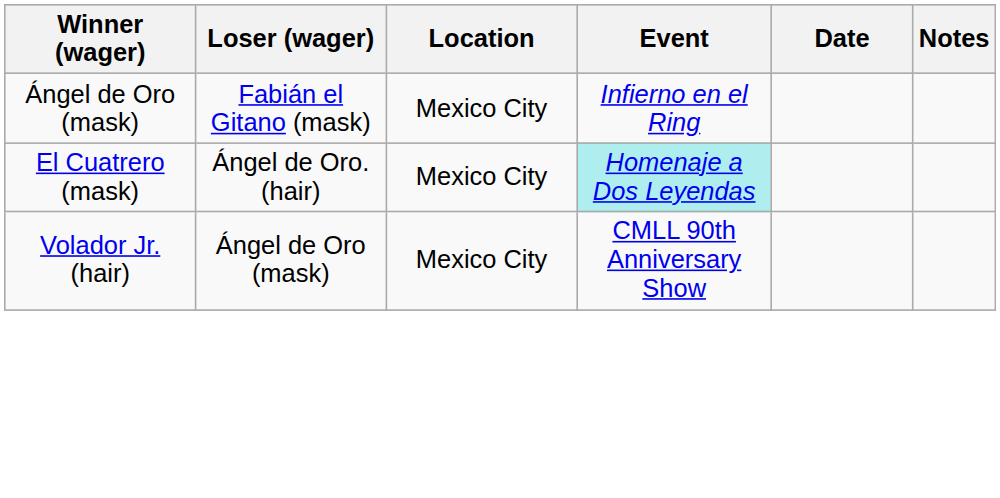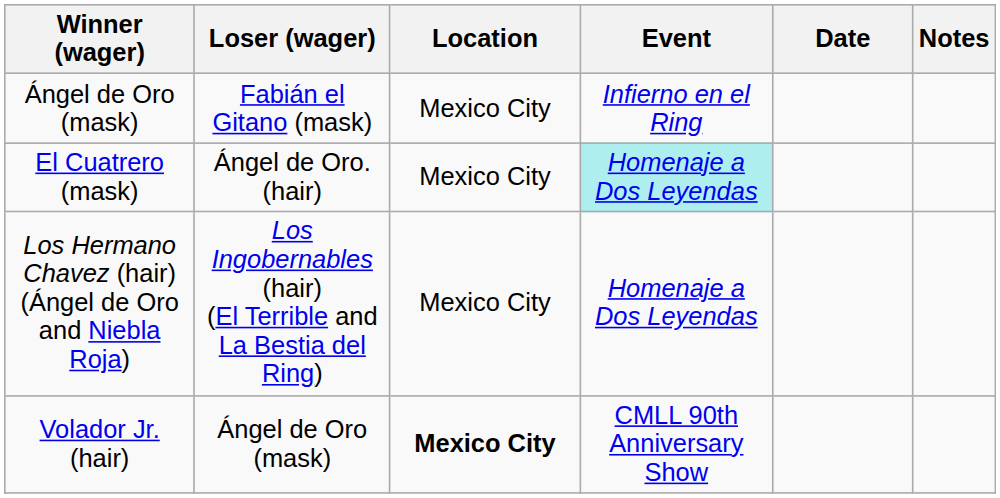+ row: (100, 303)
(482, 260) normal -> (485, 443) bold
